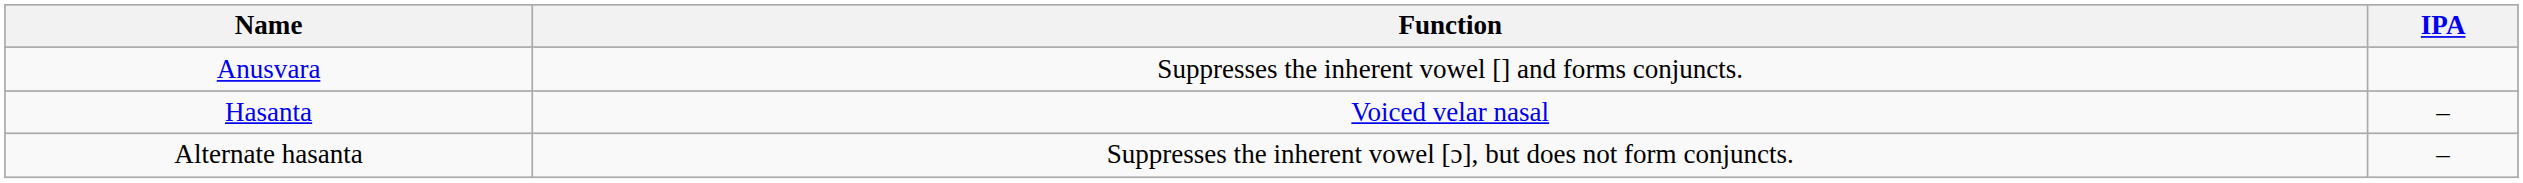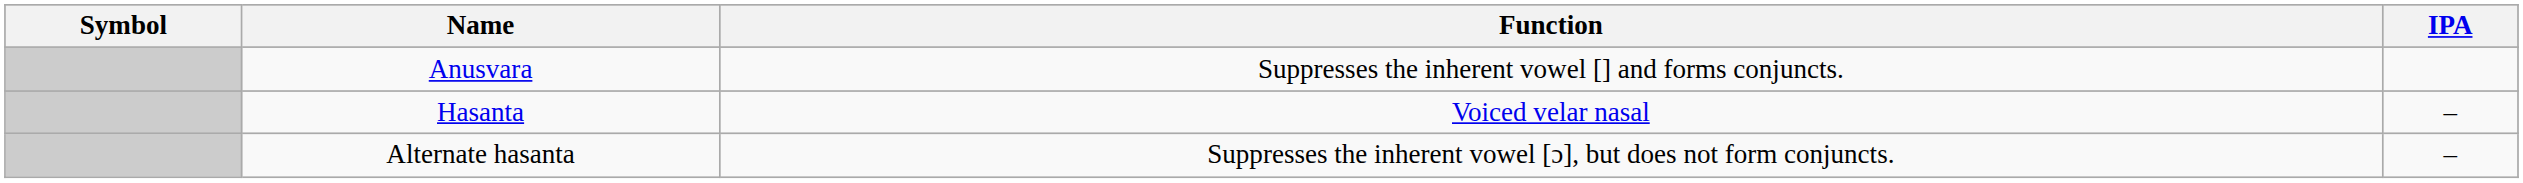+ column: (123, 25)
